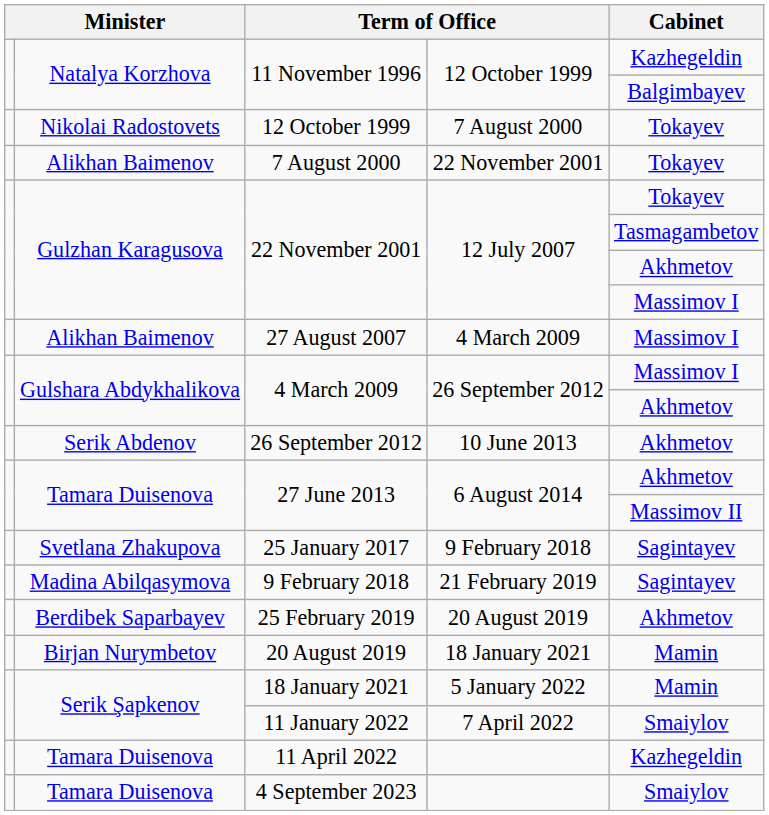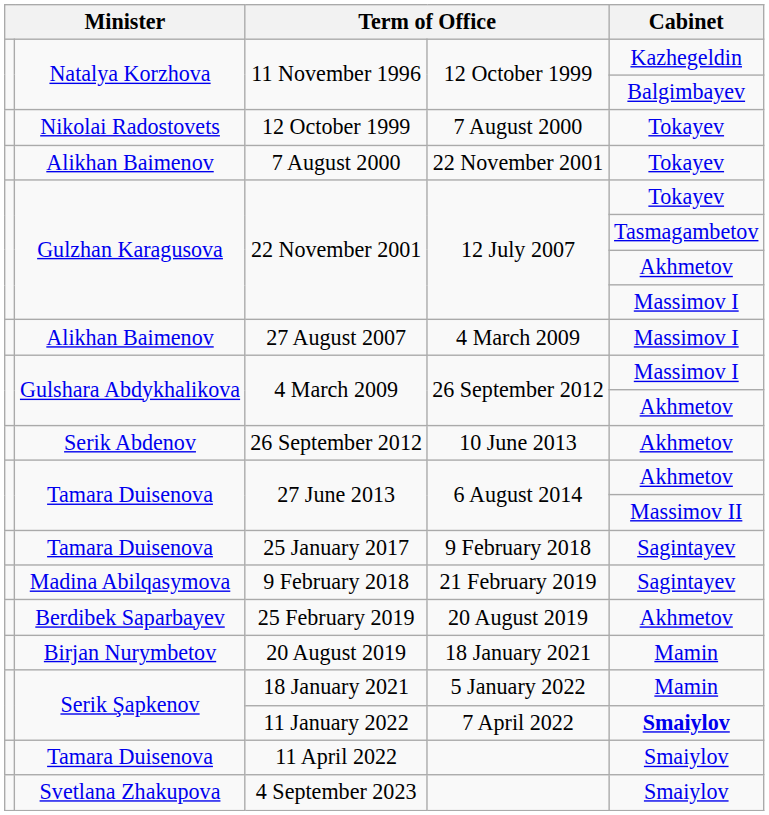(130, 547) Svetlana Zhakupova -> (130, 547) Tamara Duisenova
(686, 722) normal -> (686, 722) bold
(686, 757) Kazhegeldin -> (686, 757) Smaiylov
(130, 792) Tamara Duisenova -> (130, 792) Svetlana Zhakupova
